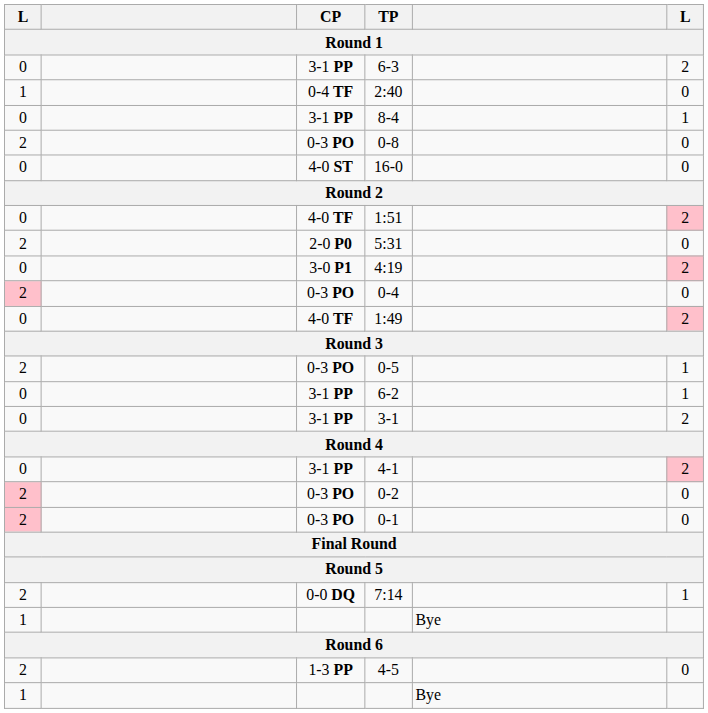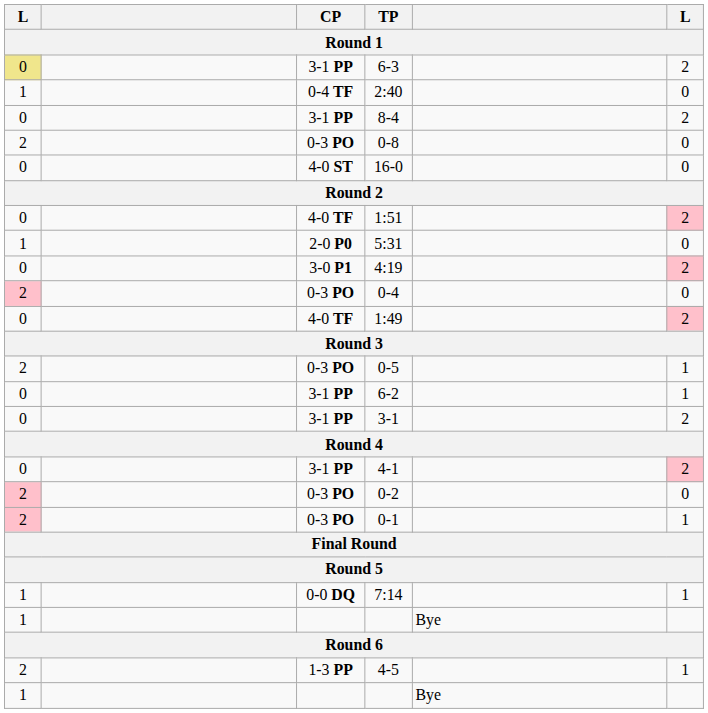(23, 67) no background -> (23, 67) khaki background
(685, 117) 1 -> (685, 117) 2
(23, 243) 2 -> (23, 243) 1
(685, 519) 0 -> (685, 519) 1
(23, 594) 2 -> (23, 594) 1
(685, 670) 0 -> (685, 670) 1
